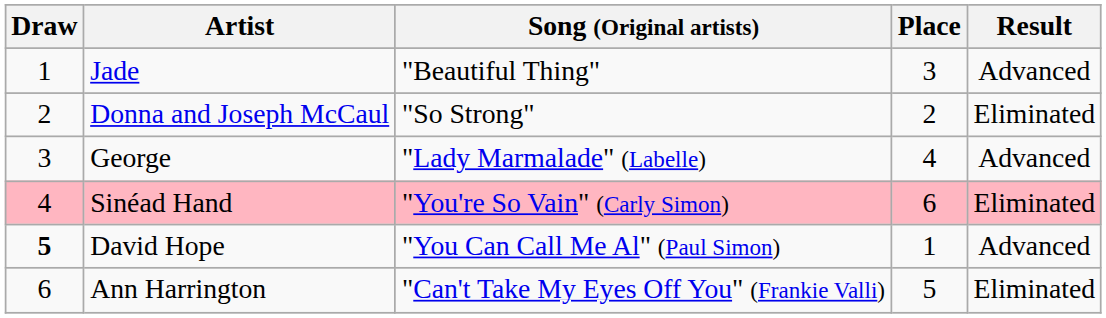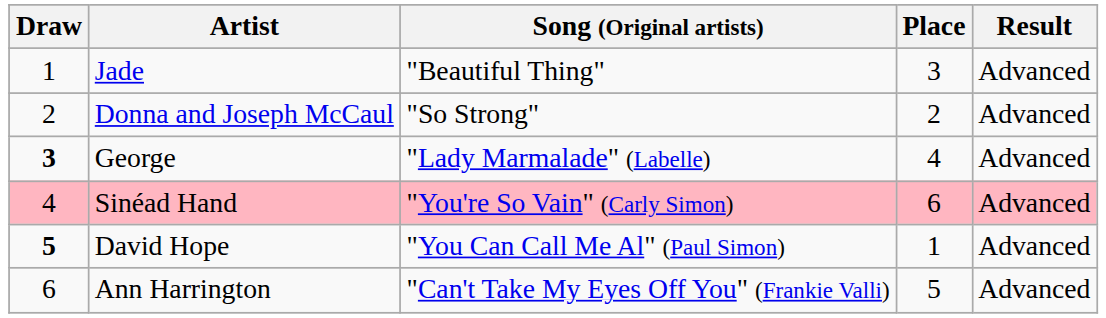(1034, 114) Eliminated -> (1034, 114) Advanced
(44, 158) normal -> (49, 158) bold
(1034, 202) Eliminated -> (1034, 202) Advanced
(1034, 289) Eliminated -> (1034, 289) Advanced
